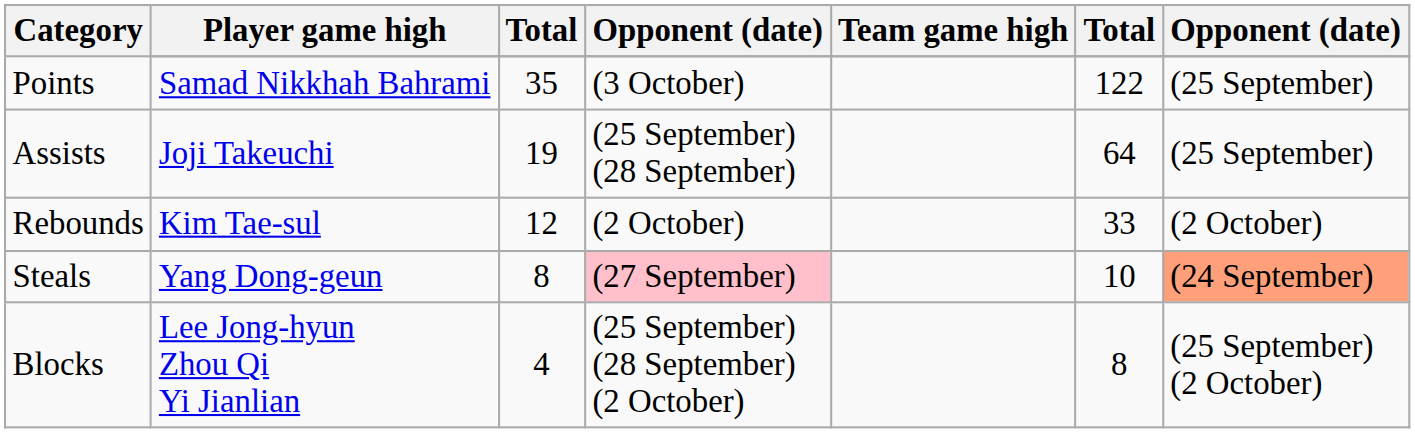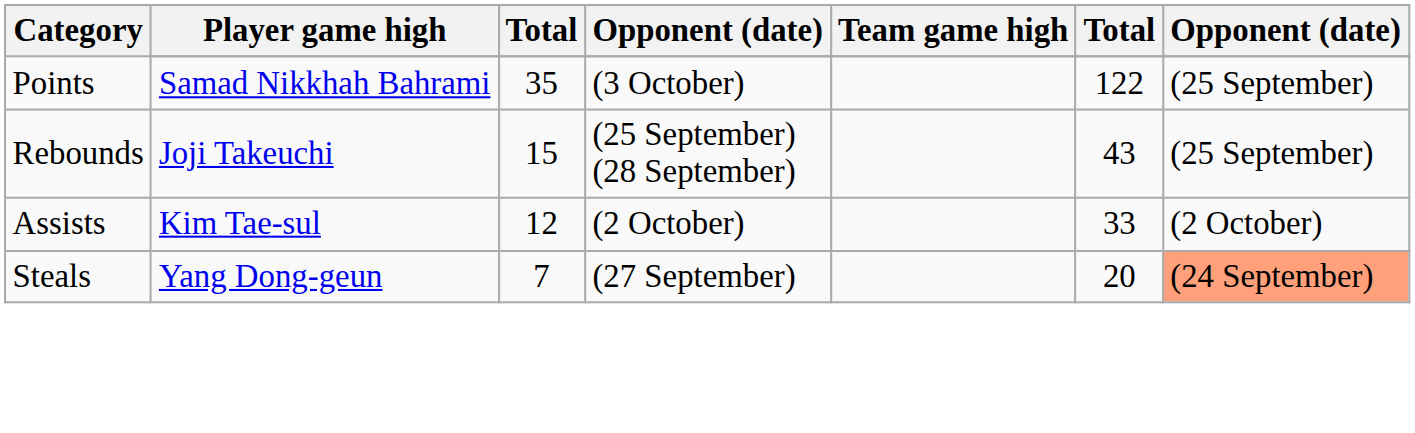(59, 152) Assists -> (78, 152) Rebounds
(541, 152) 19 -> (541, 152) 15
(1119, 152) 64 -> (1119, 152) 43
(78, 223) Rebounds -> (59, 223) Assists
(541, 275) 8 -> (541, 275) 7
(694, 275) pink background -> (694, 275) no background
(1119, 275) 10 -> (1119, 275) 20
- row: (257, 364)
